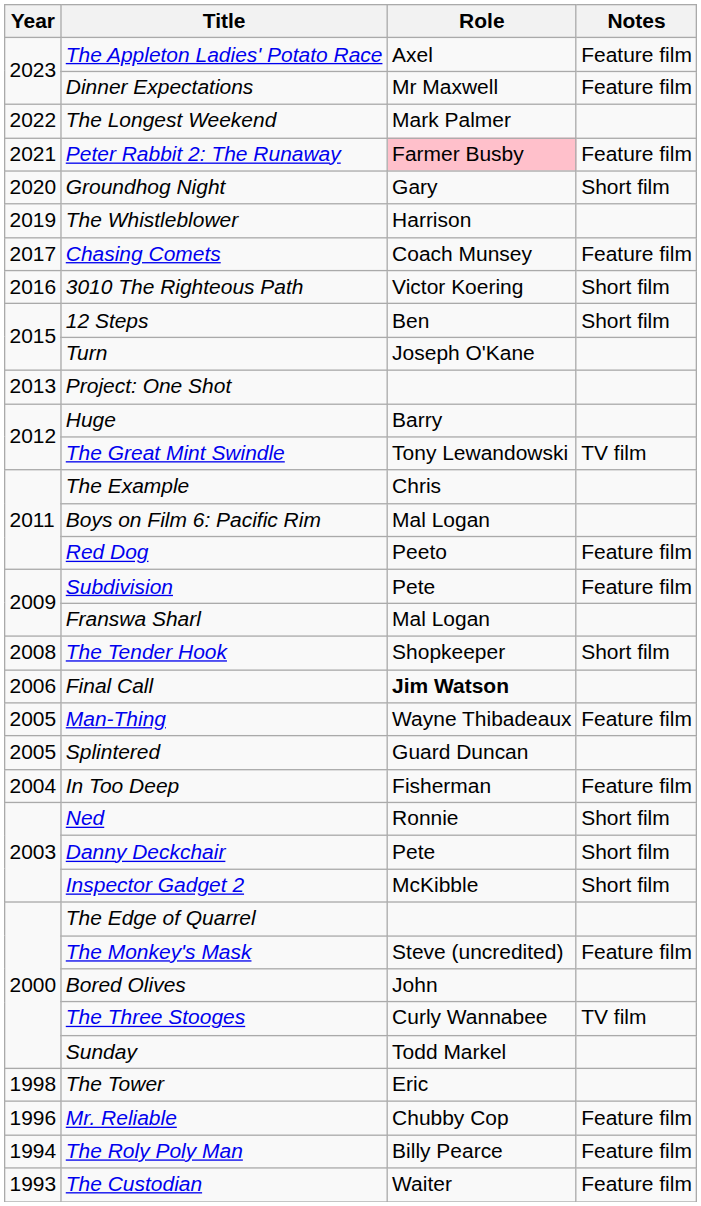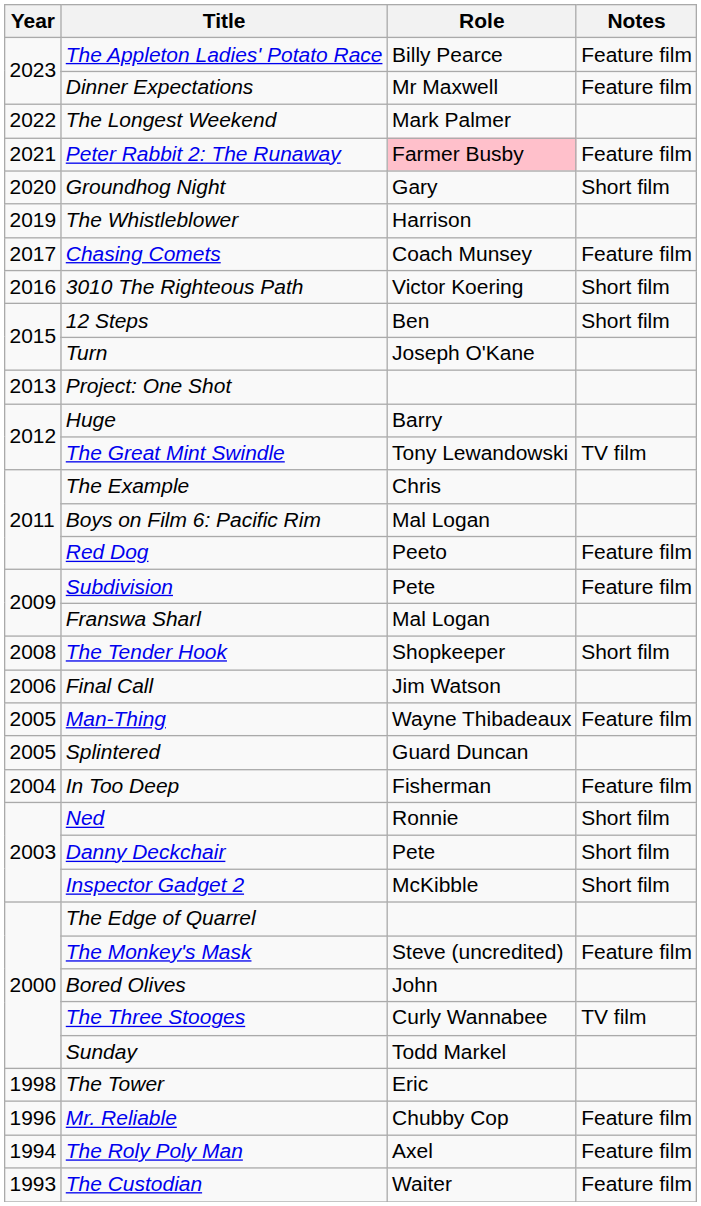(412, 54) Axel -> (447, 54) Billy Pearce
(451, 685) bold -> (446, 685) normal
(447, 1151) Billy Pearce -> (412, 1151) Axel
